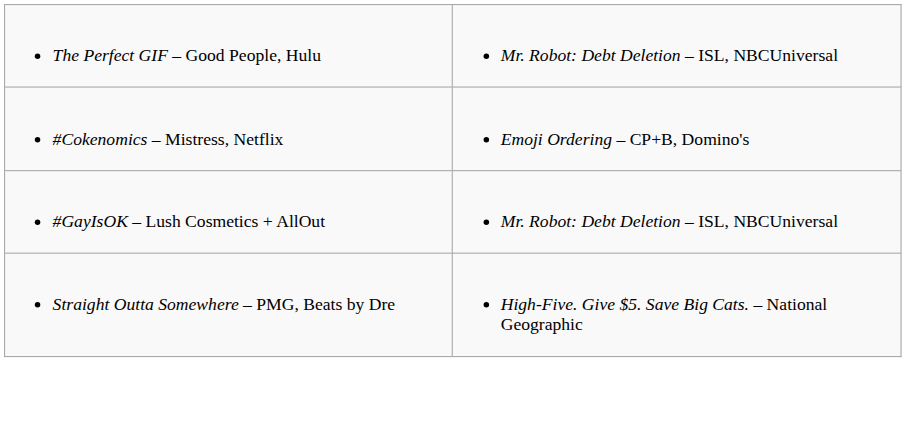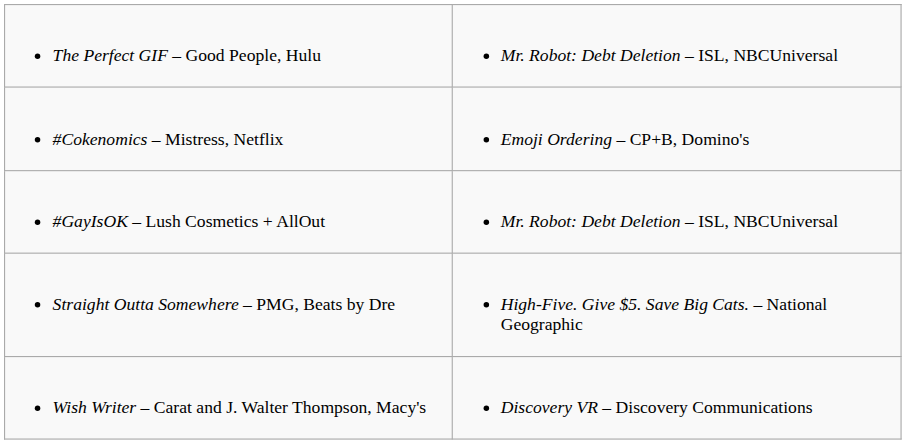+ row: (229, 407)
